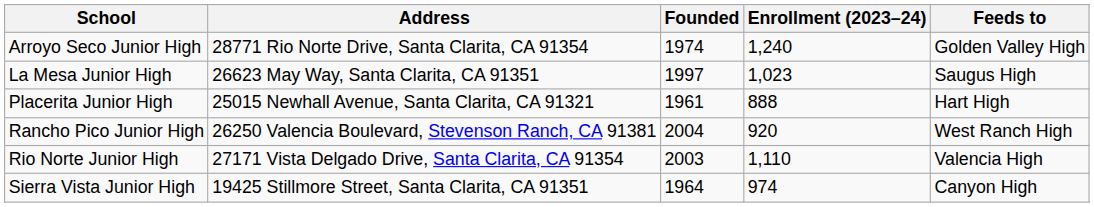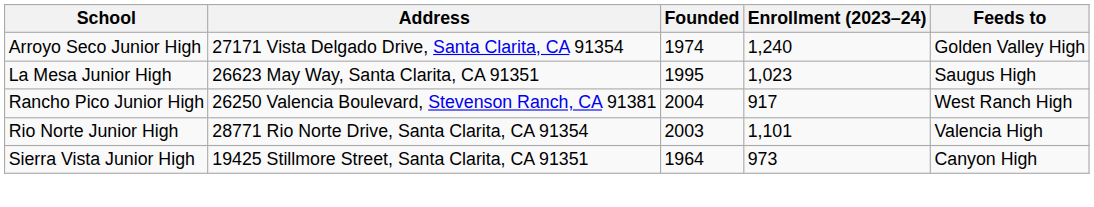(400, 46) 28771 Rio Norte Drive, Santa Clarita, CA 91354 -> (418, 46) 27171 Vista Delgado Drive, Santa Clarita, CA 91354
(684, 74) 1997 -> (684, 74) 1995
- row: (91, 103)
(762, 131) 920 -> (762, 103) 917
(418, 159) 27171 Vista Delgado Drive, Santa Clarita, CA 91354 -> (400, 131) 28771 Rio Norte Drive, Santa Clarita, CA 91354
(769, 159) 1,110 -> (770, 131) 1,101
(762, 187) 974 -> (762, 159) 973
